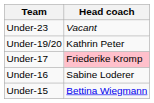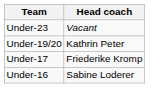(104, 59) pink background -> (104, 59) no background
- row: (27, 91)
